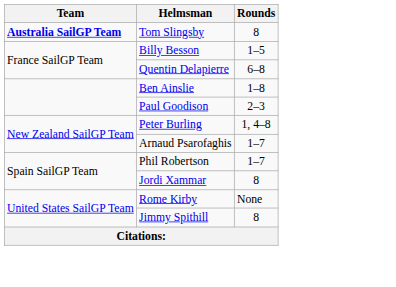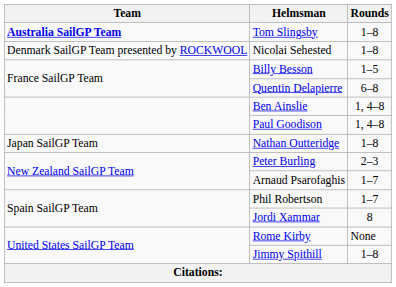(256, 32) 8 -> (370, 32) 1–8
+ row: (292, 50)
(256, 87) 1–8 -> (370, 106) 1, 4–8
(256, 106) 2–3 -> (370, 124) 1, 4–8
+ row: (296, 143)
(256, 124) 1, 4–8 -> (370, 161) 2–3
(256, 217) 8 -> (370, 254) 1–8
